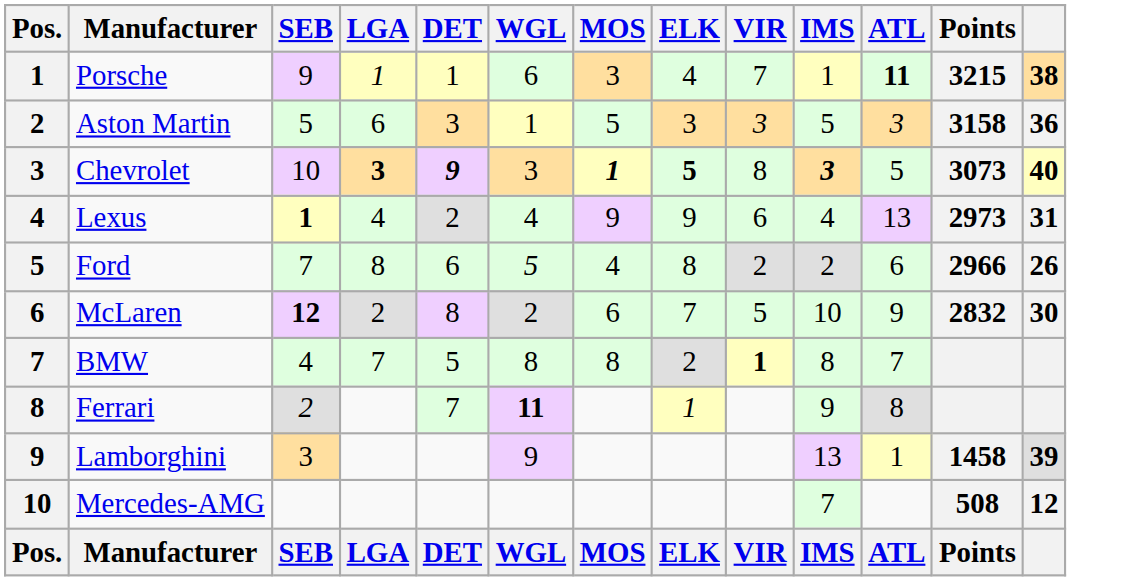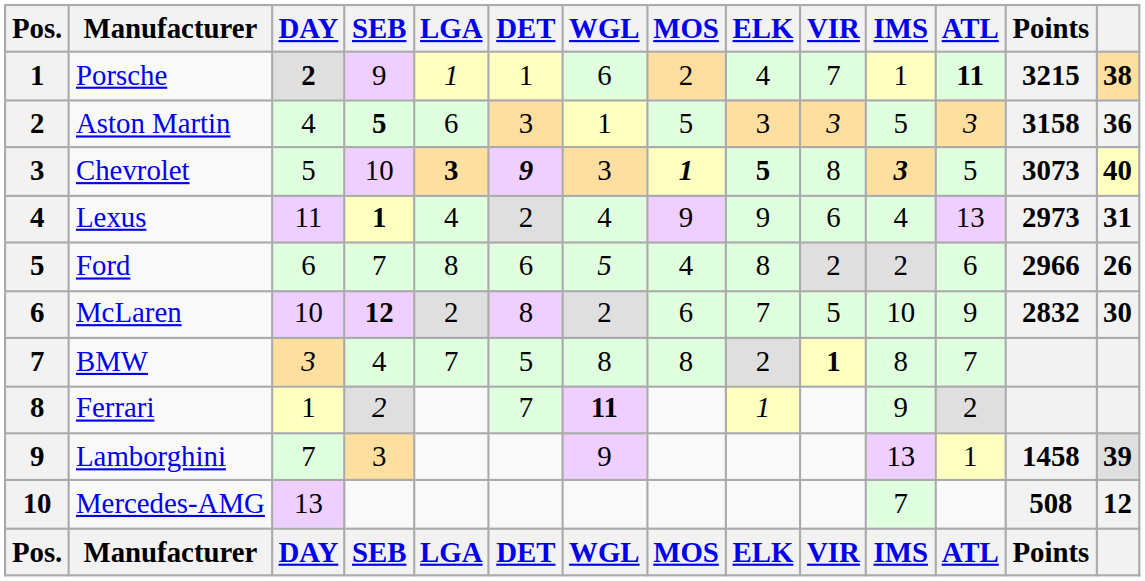+ column: (308, 27)
(613, 75) 3 -> (686, 75) 2
(306, 123) normal -> (379, 123) bold
(897, 408) 8 -> (970, 408) 2
